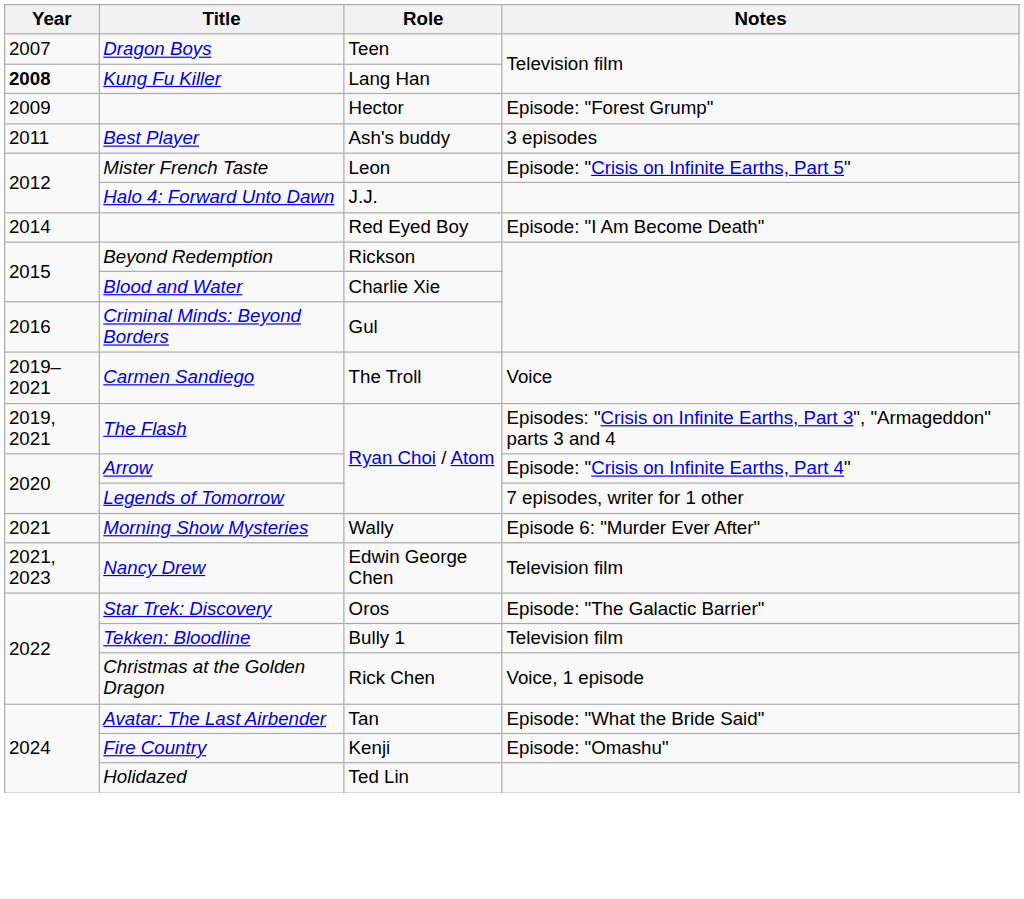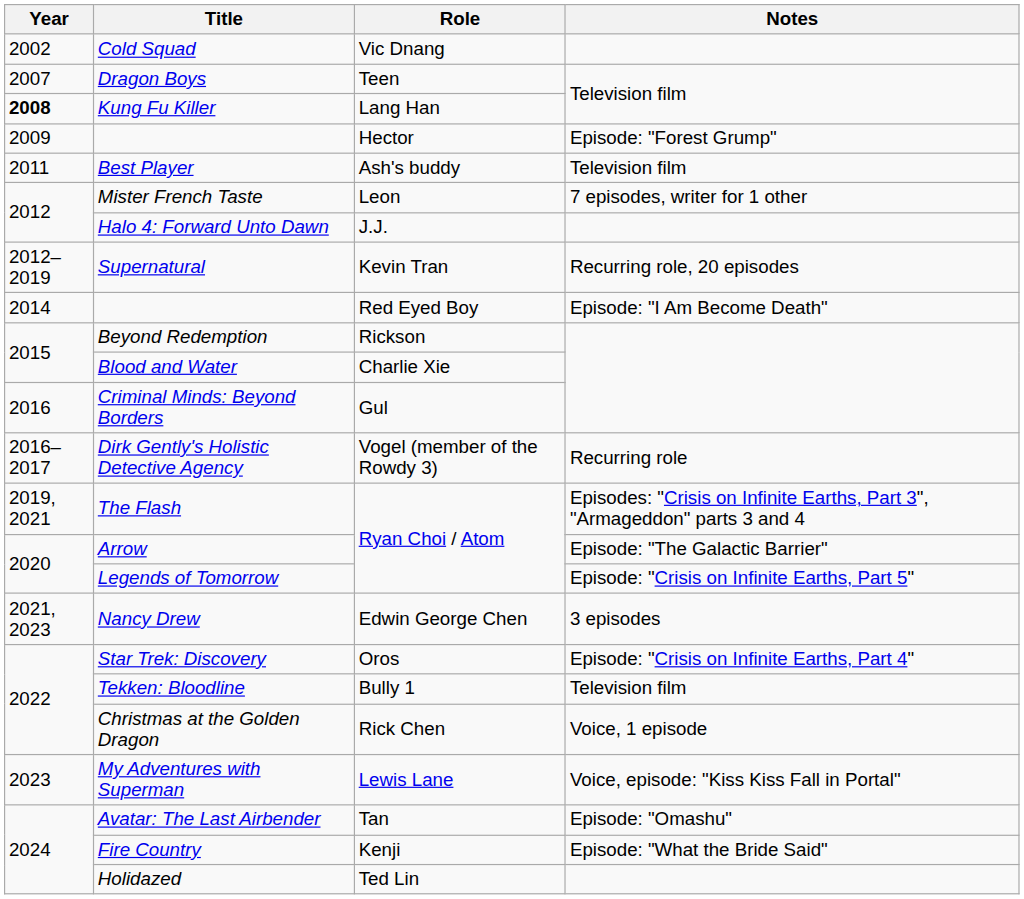+ row: (147, 49)
(552, 138) 3 episodes -> (628, 167) Television film
(679, 167) Episode: "Crisis on Infinite Earths, Part 5" -> (689, 197) 7 episodes, writer for 1 other
+ row: (151, 267)
+ row: (183, 457)
- row: (179, 377)
(679, 468) Episode: "Crisis on Infinite Earths, Part 4" -> (699, 548) Episode: "The Galactic Barrier"
(625, 498) 7 episodes, writer for 1 other -> (742, 578) Episode: "Crisis on Infinite Earths, Part 5"
- row: (206, 527)
(565, 568) Television film -> (615, 618) 3 episodes
(635, 608) Episode: "The Galactic Barrier" -> (742, 659) Episode: "Crisis on Infinite Earths, Part 4"
+ row: (179, 779)
(635, 718) Episode: "What the Bride Said" -> (651, 819) Episode: "Omashu"
(588, 748) Episode: "Omashu" -> (699, 849) Episode: "What the Bride Said"
